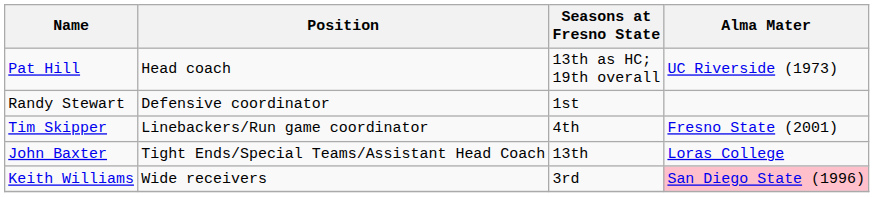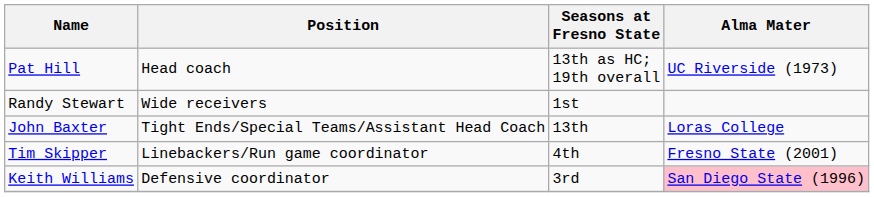(235, 103) Defensive coordinator -> (204, 103) Wide receivers
rows swapped: (58, 153) <-> (58, 128)
(204, 179) Wide receivers -> (235, 179) Defensive coordinator
